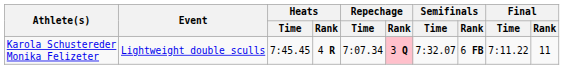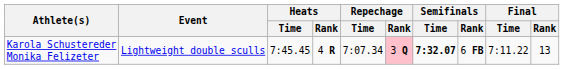(436, 50) normal -> (436, 50) bold
(545, 50) 11 -> (545, 50) 13
